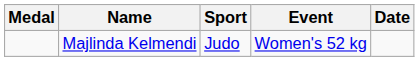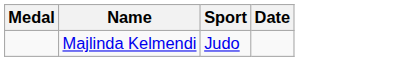- column: (311, 18)
